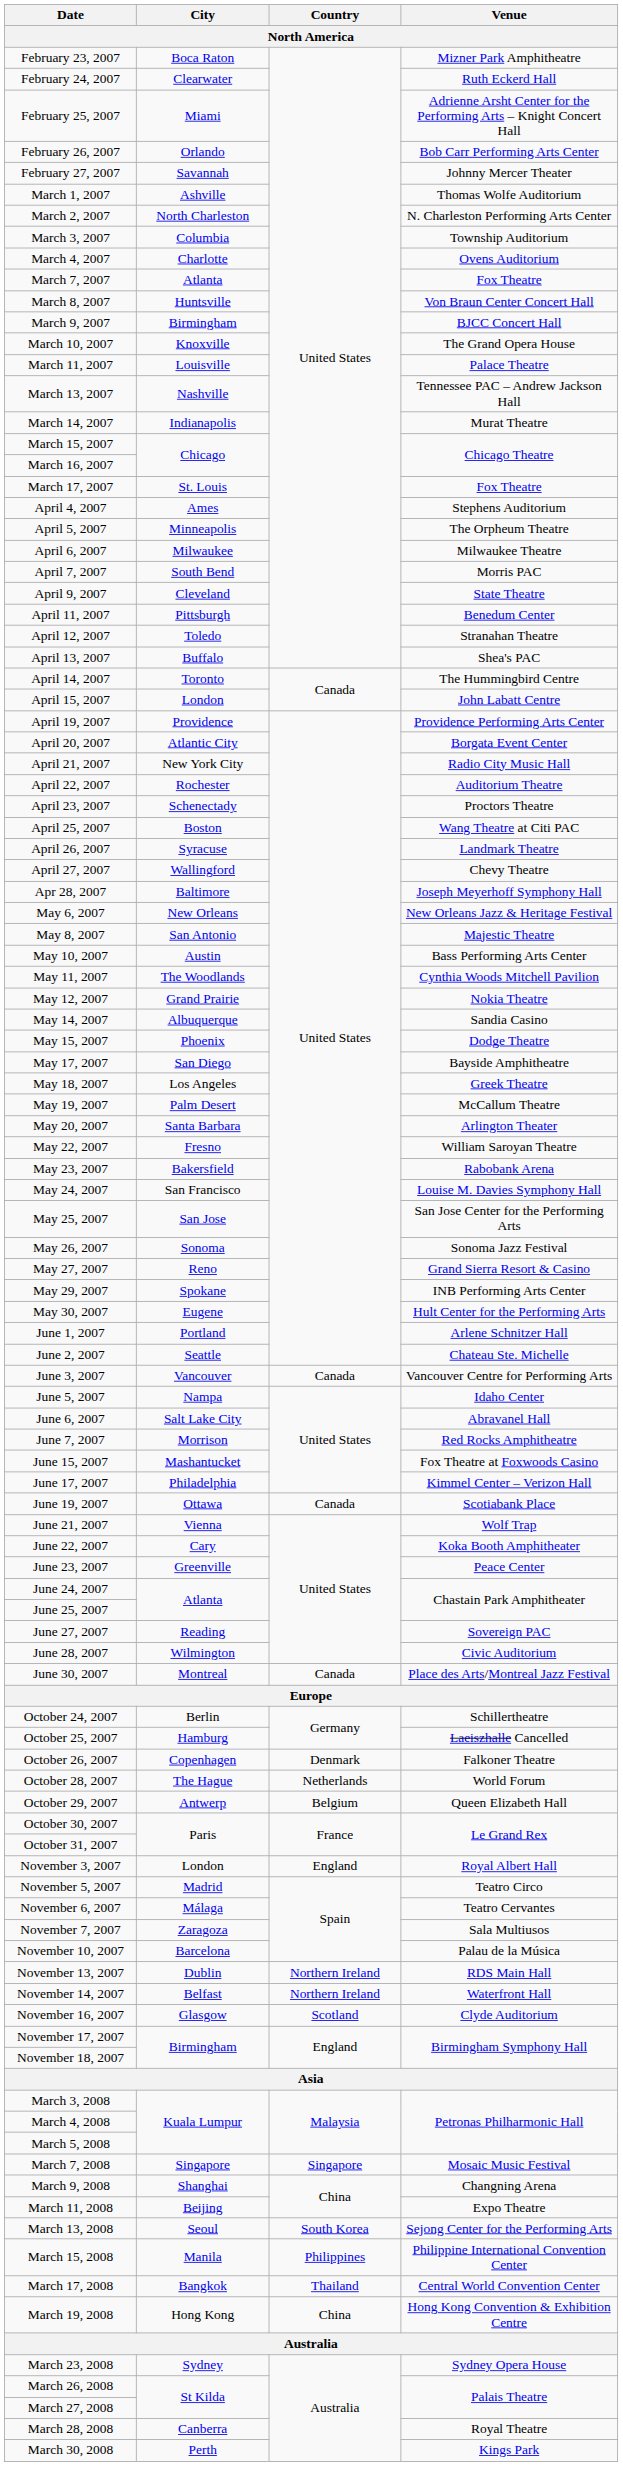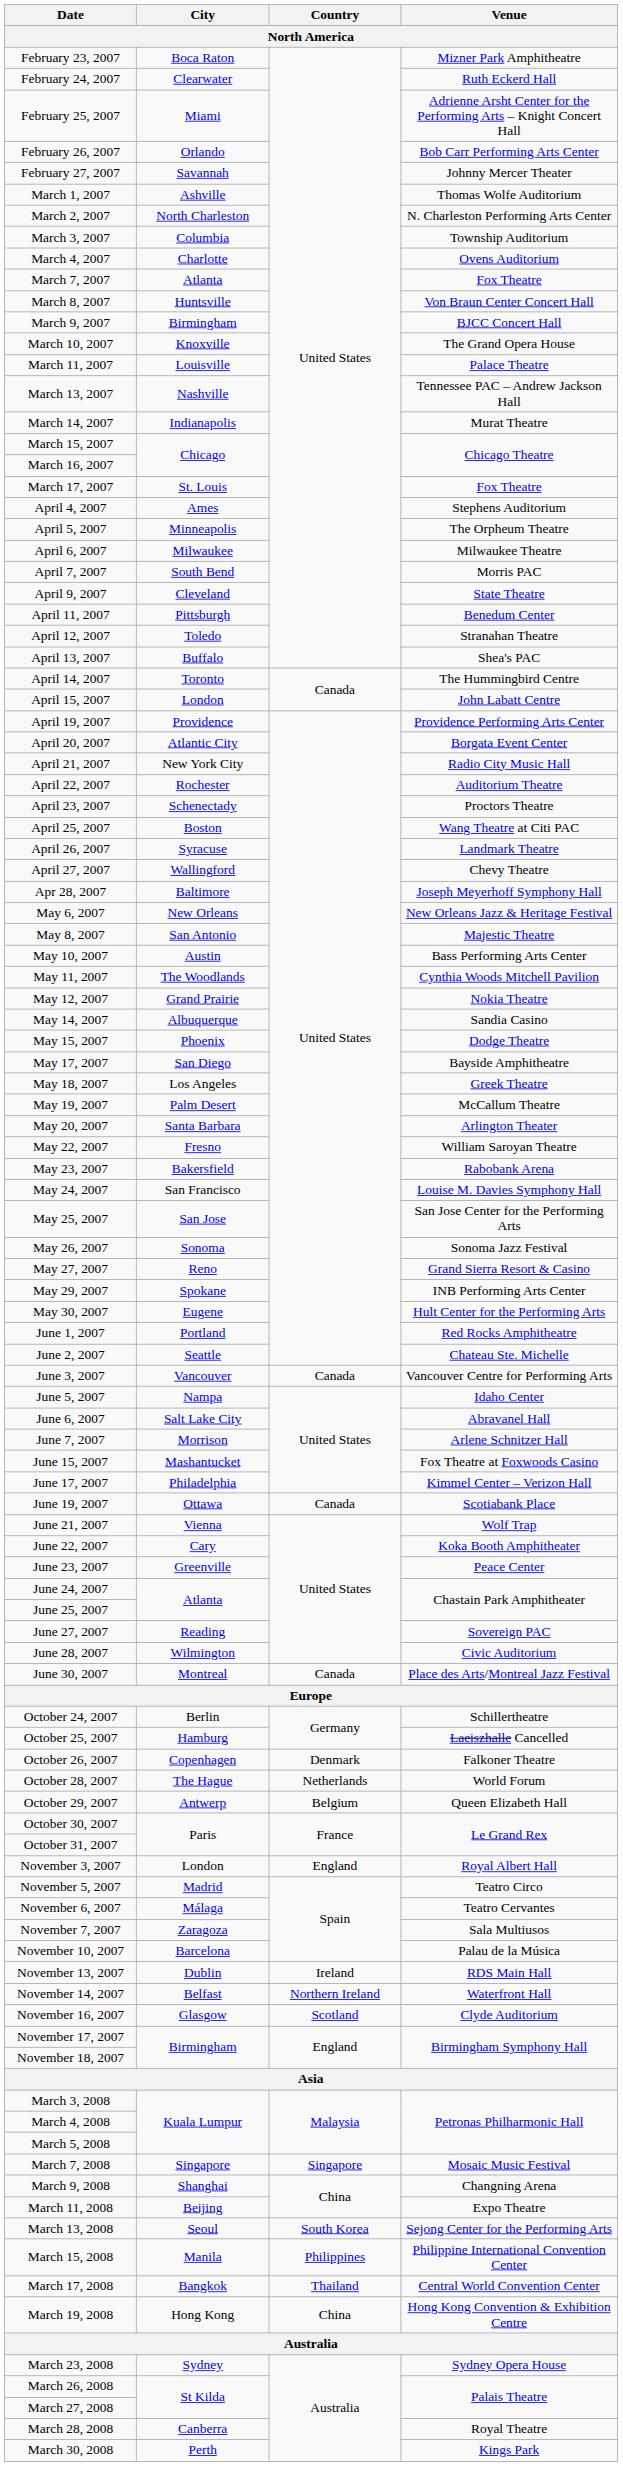(509, 1333) Arlene Schnitzer Hall -> (509, 1333) Red Rocks Amphitheatre
(509, 1439) Red Rocks Amphitheatre -> (509, 1439) Arlene Schnitzer Hall
(335, 1972) Northern Ireland -> (335, 1972) Ireland
